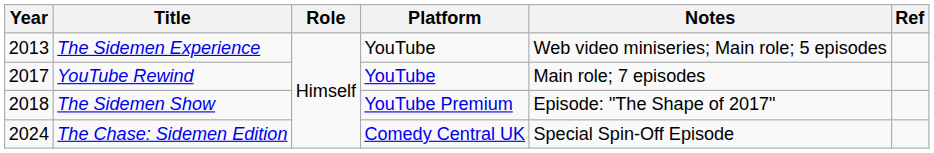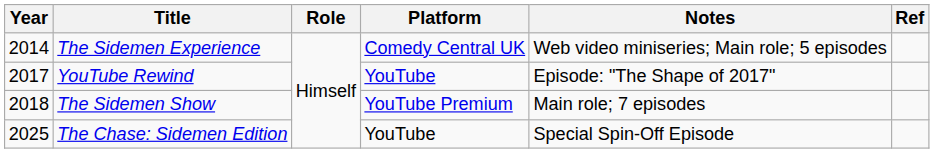(29, 47) 2013 -> (29, 47) 2014
(400, 47) YouTube -> (445, 47) Comedy Central UK
(619, 76) Main role; 7 episodes -> (655, 76) Episode: "The Shape of 2017"
(655, 104) Episode: "The Shape of 2017" -> (619, 104) Main role; 7 episodes
(29, 133) 2024 -> (29, 133) 2025
(445, 133) Comedy Central UK -> (400, 133) YouTube
